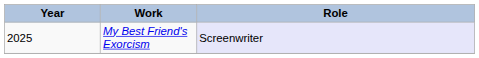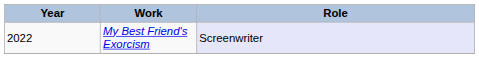(20, 37) 2025 -> (20, 37) 2022
